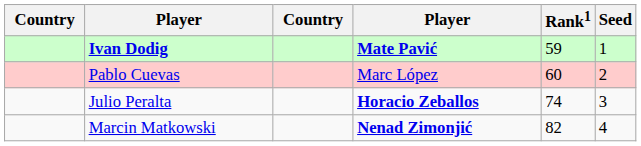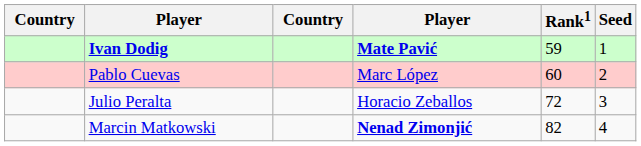(418, 101) bold -> (415, 101) normal
(554, 101) 74 -> (554, 101) 72
